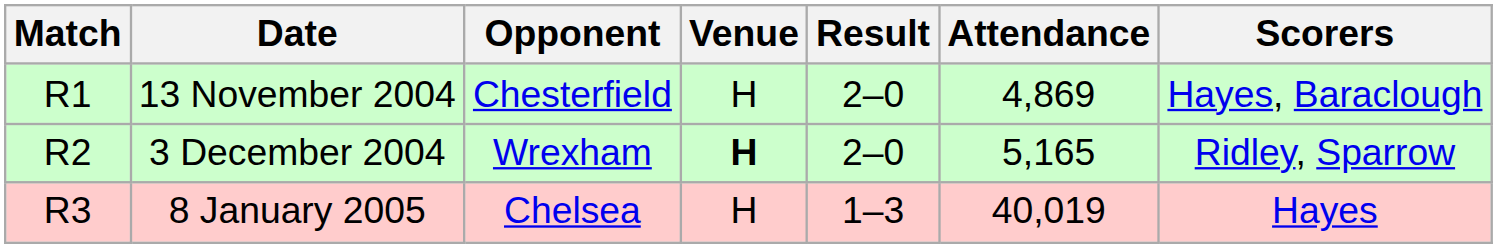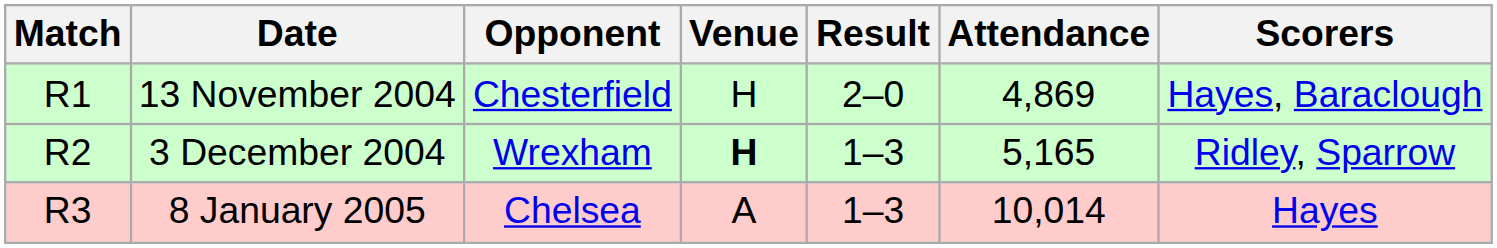(873, 152) 2–0 -> (873, 152) 1–3
(744, 211) H -> (744, 211) A
(1049, 211) 40,019 -> (1049, 211) 10,014
